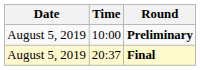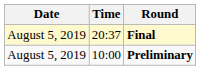rows swapped: (160, 34) <-> (141, 55)
